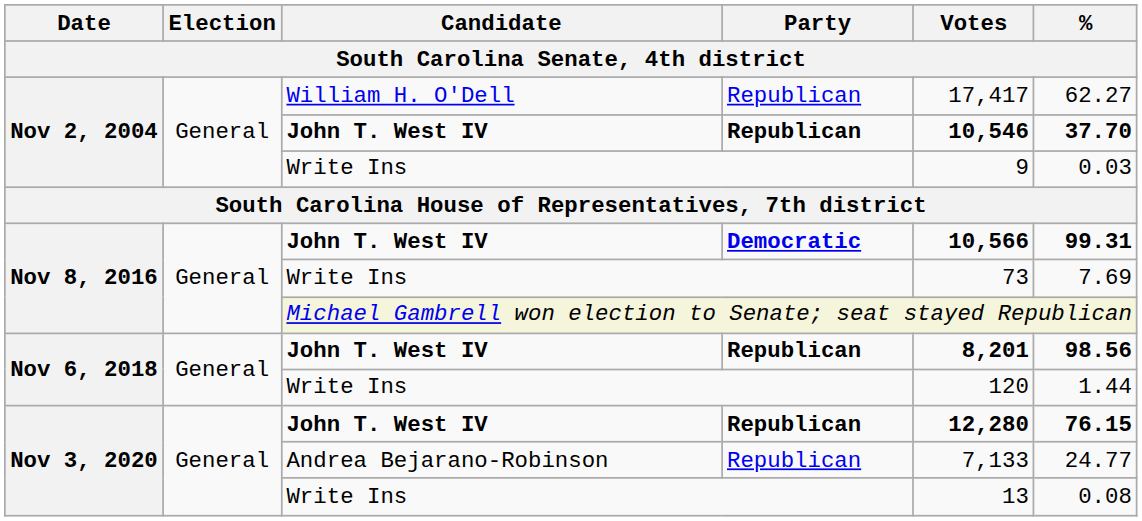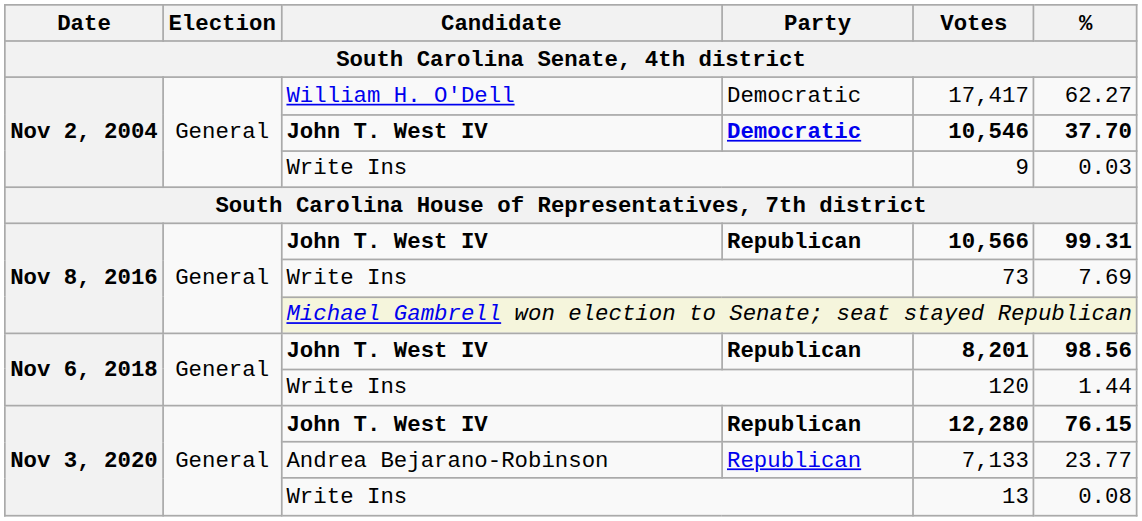(794, 96) Republican -> (794, 96) Democratic
(794, 132) Republican -> (794, 132) Democratic
(794, 242) Democratic -> (794, 242) Republican
(1098, 460) 24.77 -> (1098, 460) 23.77
